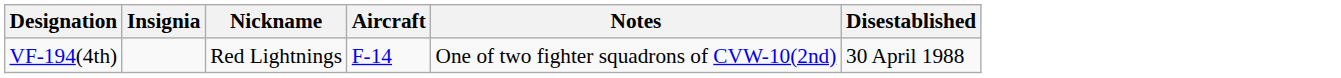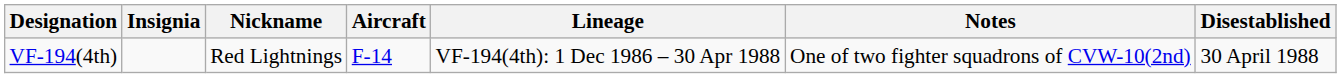+ column: (608, 21)
